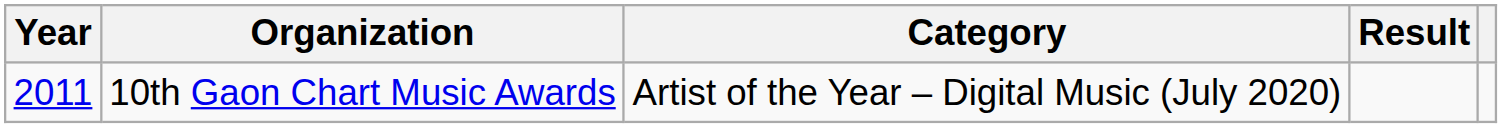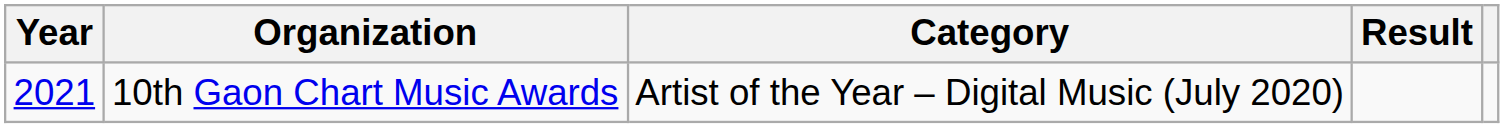(53, 91) 2011 -> (54, 91) 2021
